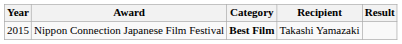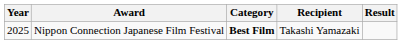(18, 30) 2015 -> (18, 30) 2025
